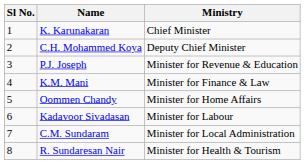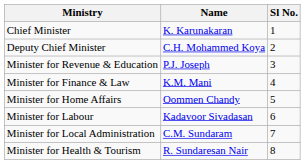columns swapped: (21, 13) <-> (222, 13)
